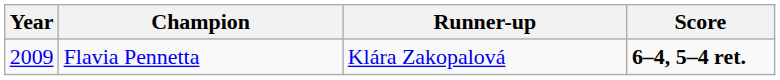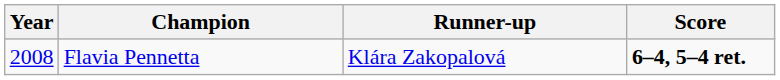(32, 56) 2009 -> (32, 56) 2008
